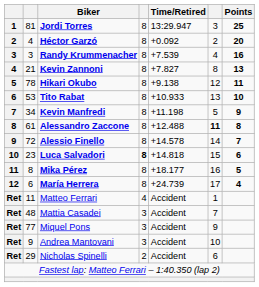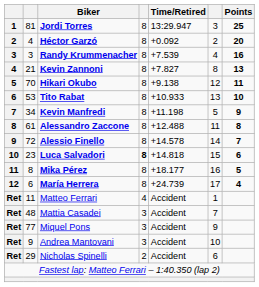(31, 83) 78 -> (31, 83) 70
(215, 126) bold -> (215, 126) normal
